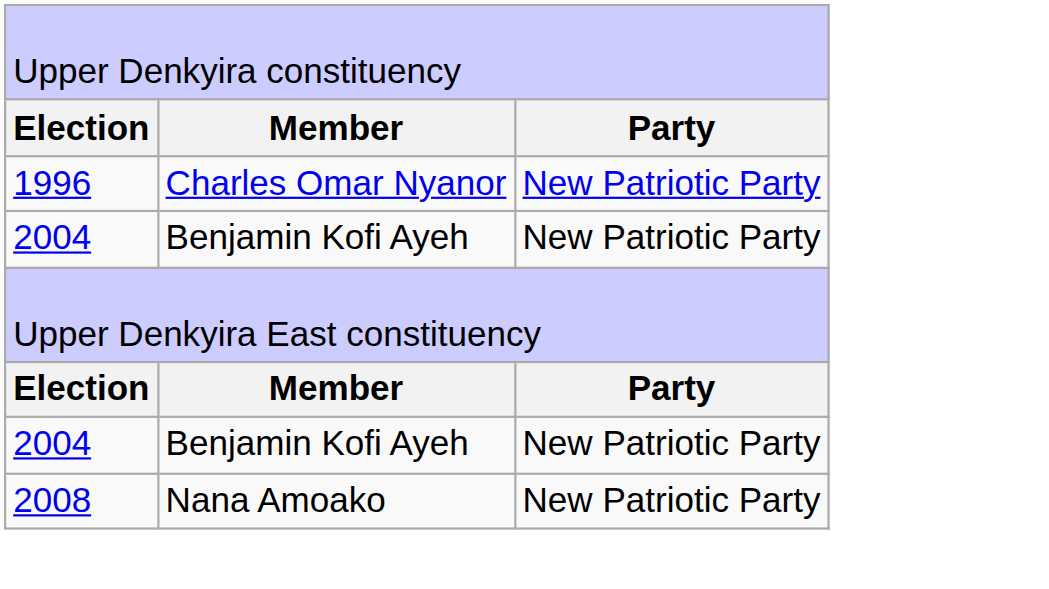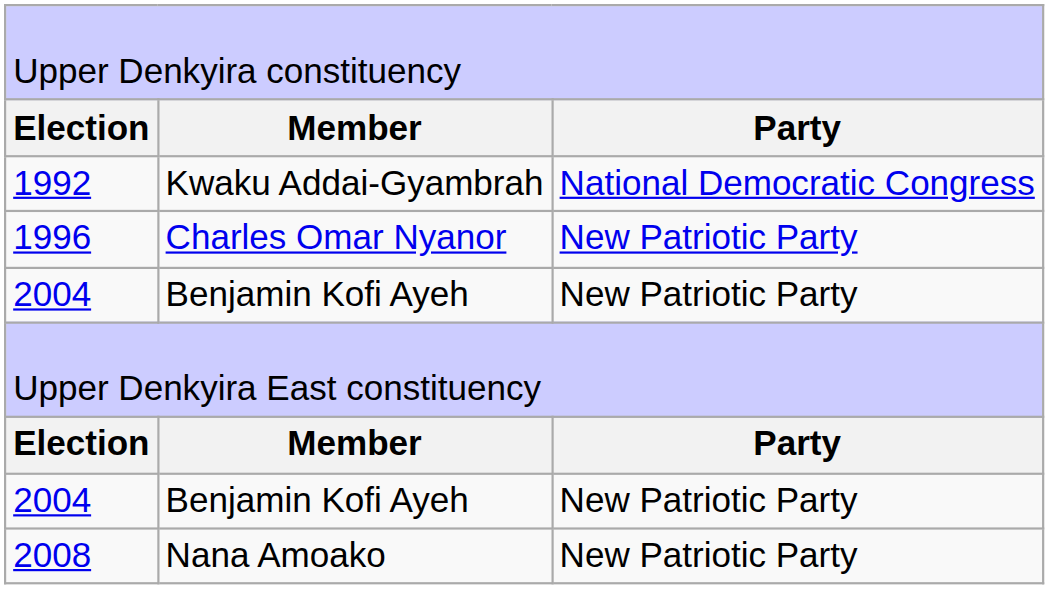+ row: (52, 182)
